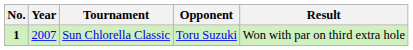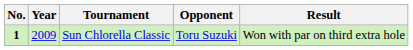(44, 35) 2007 -> (44, 35) 2009
